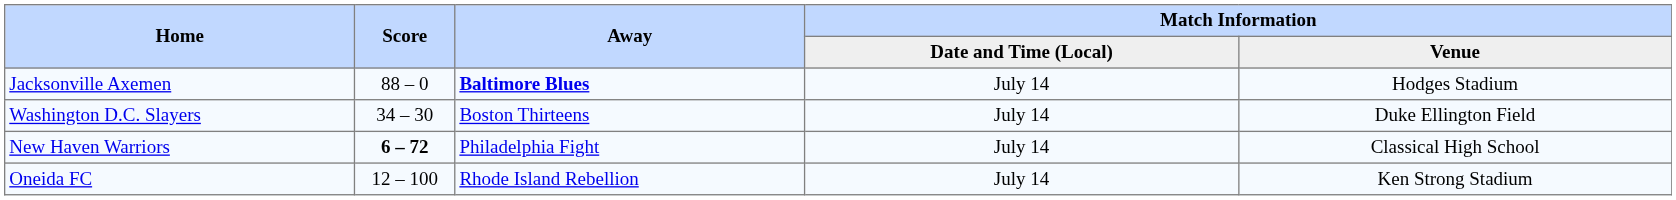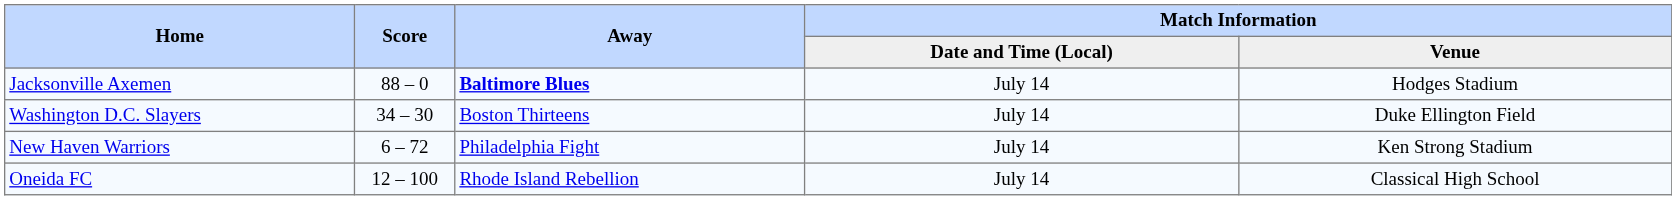(405, 147) bold -> (405, 147) normal
(1455, 147) Classical High School -> (1455, 147) Ken Strong Stadium
(1455, 178) Ken Strong Stadium -> (1455, 178) Classical High School
